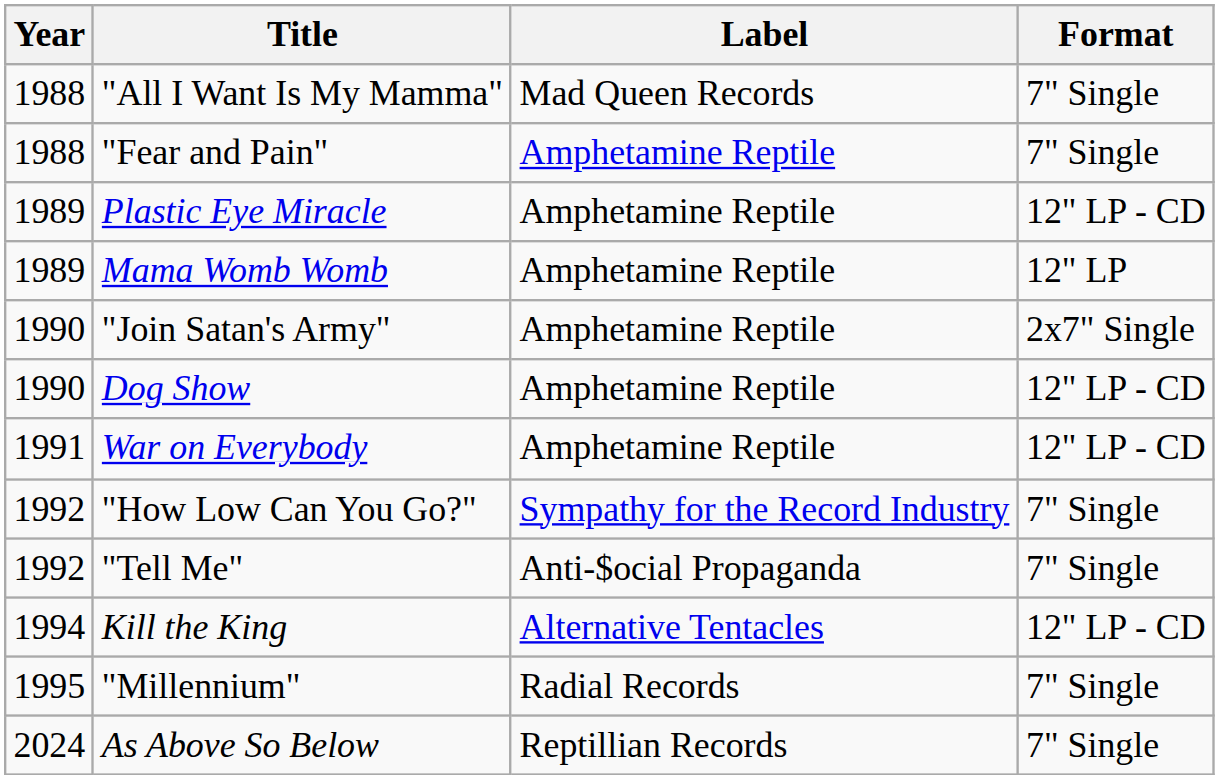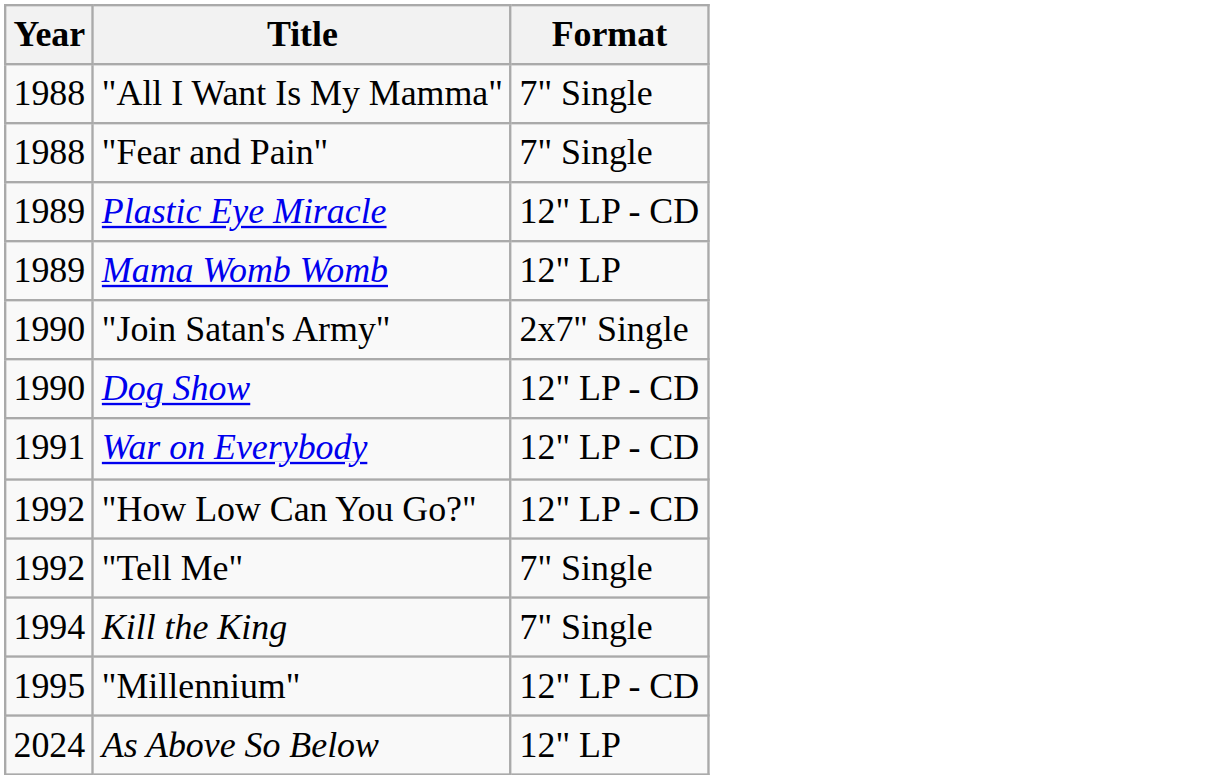- column: (764, 34)
(1093, 507) 7" Single -> (609, 507) 12" LP - CD
(1116, 625) 12" LP - CD -> (586, 625) 7" Single
(1093, 684) 7" Single -> (609, 684) 12" LP - CD
(1093, 744) 7" Single -> (570, 744) 12" LP
